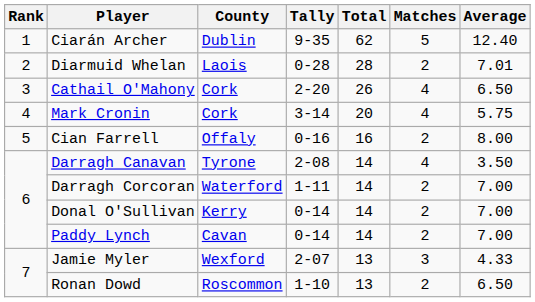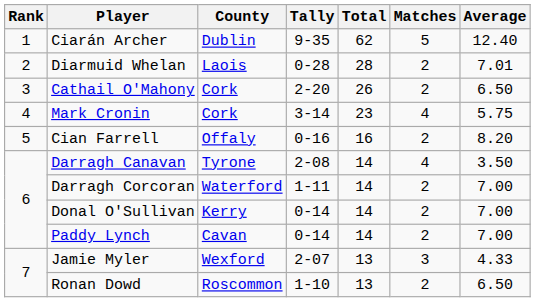(425, 90) 4 -> (425, 90) 2
(364, 114) 20 -> (364, 114) 23
(495, 139) 8.00 -> (495, 139) 8.20
